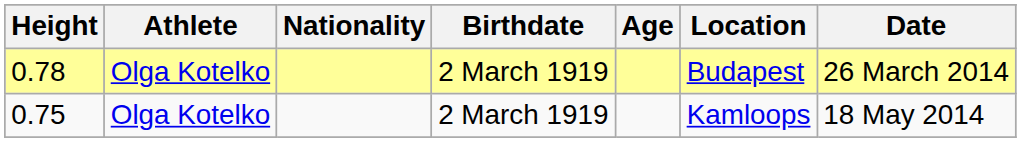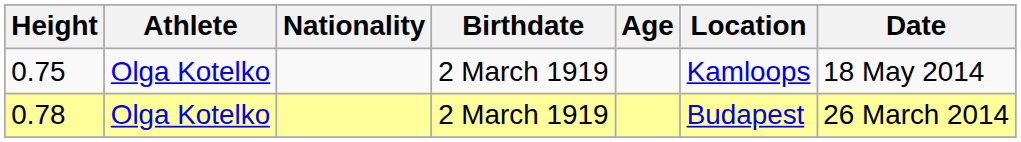rows swapped: (38, 114) <-> (38, 70)
